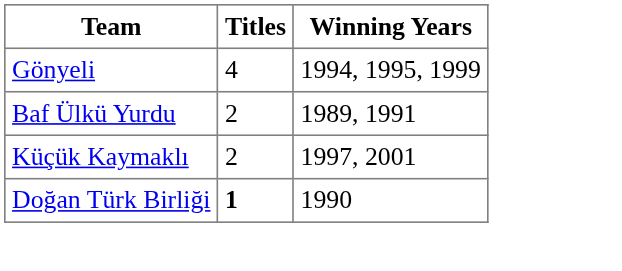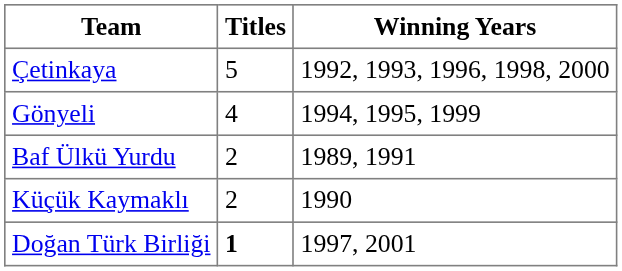+ row: (64, 69)
(359, 156) 1997, 2001 -> (326, 200) 1990
(326, 200) 1990 -> (359, 243) 1997, 2001
